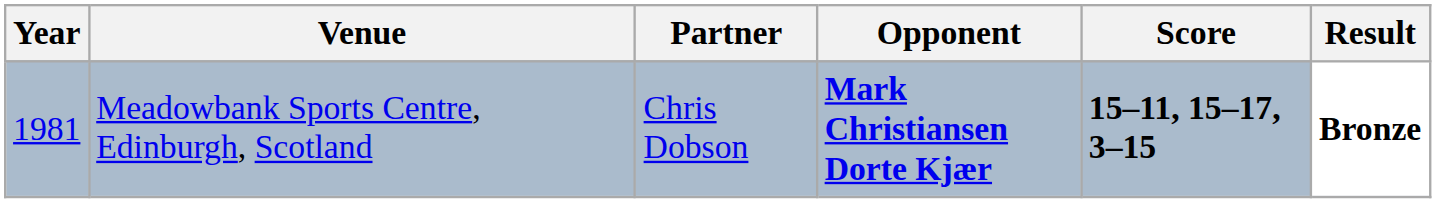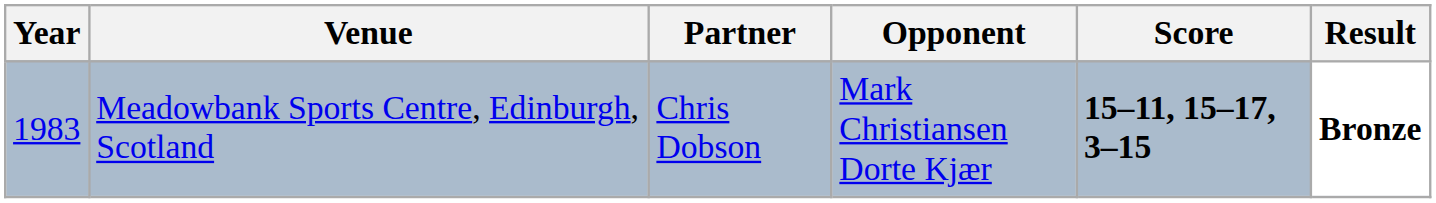(47, 128) 1981 -> (47, 128) 1983
(916, 128) bold -> (924, 128) normal
